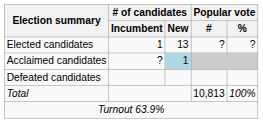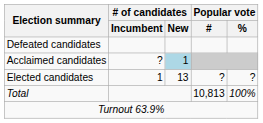rows swapped: (50, 45) <-> (54, 77)
